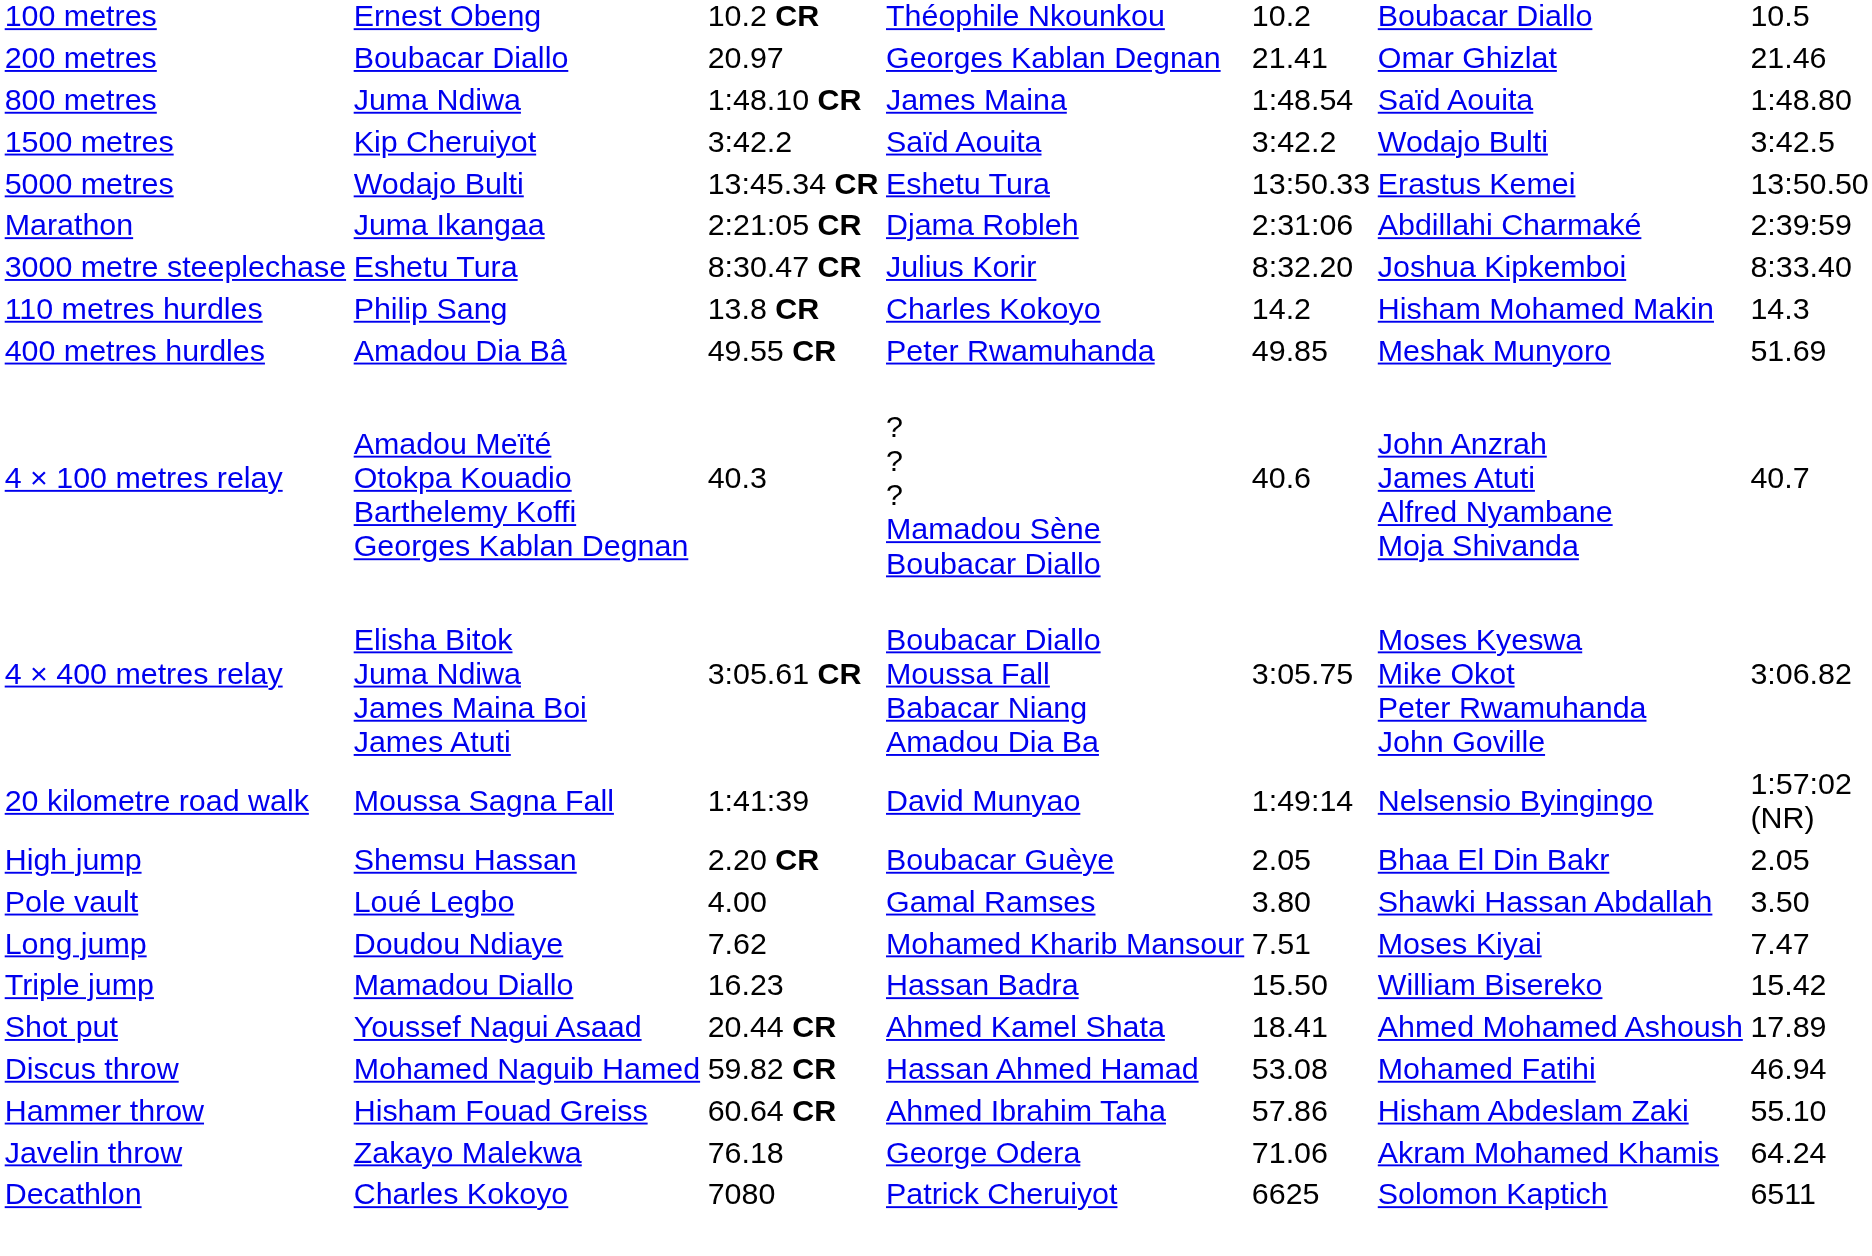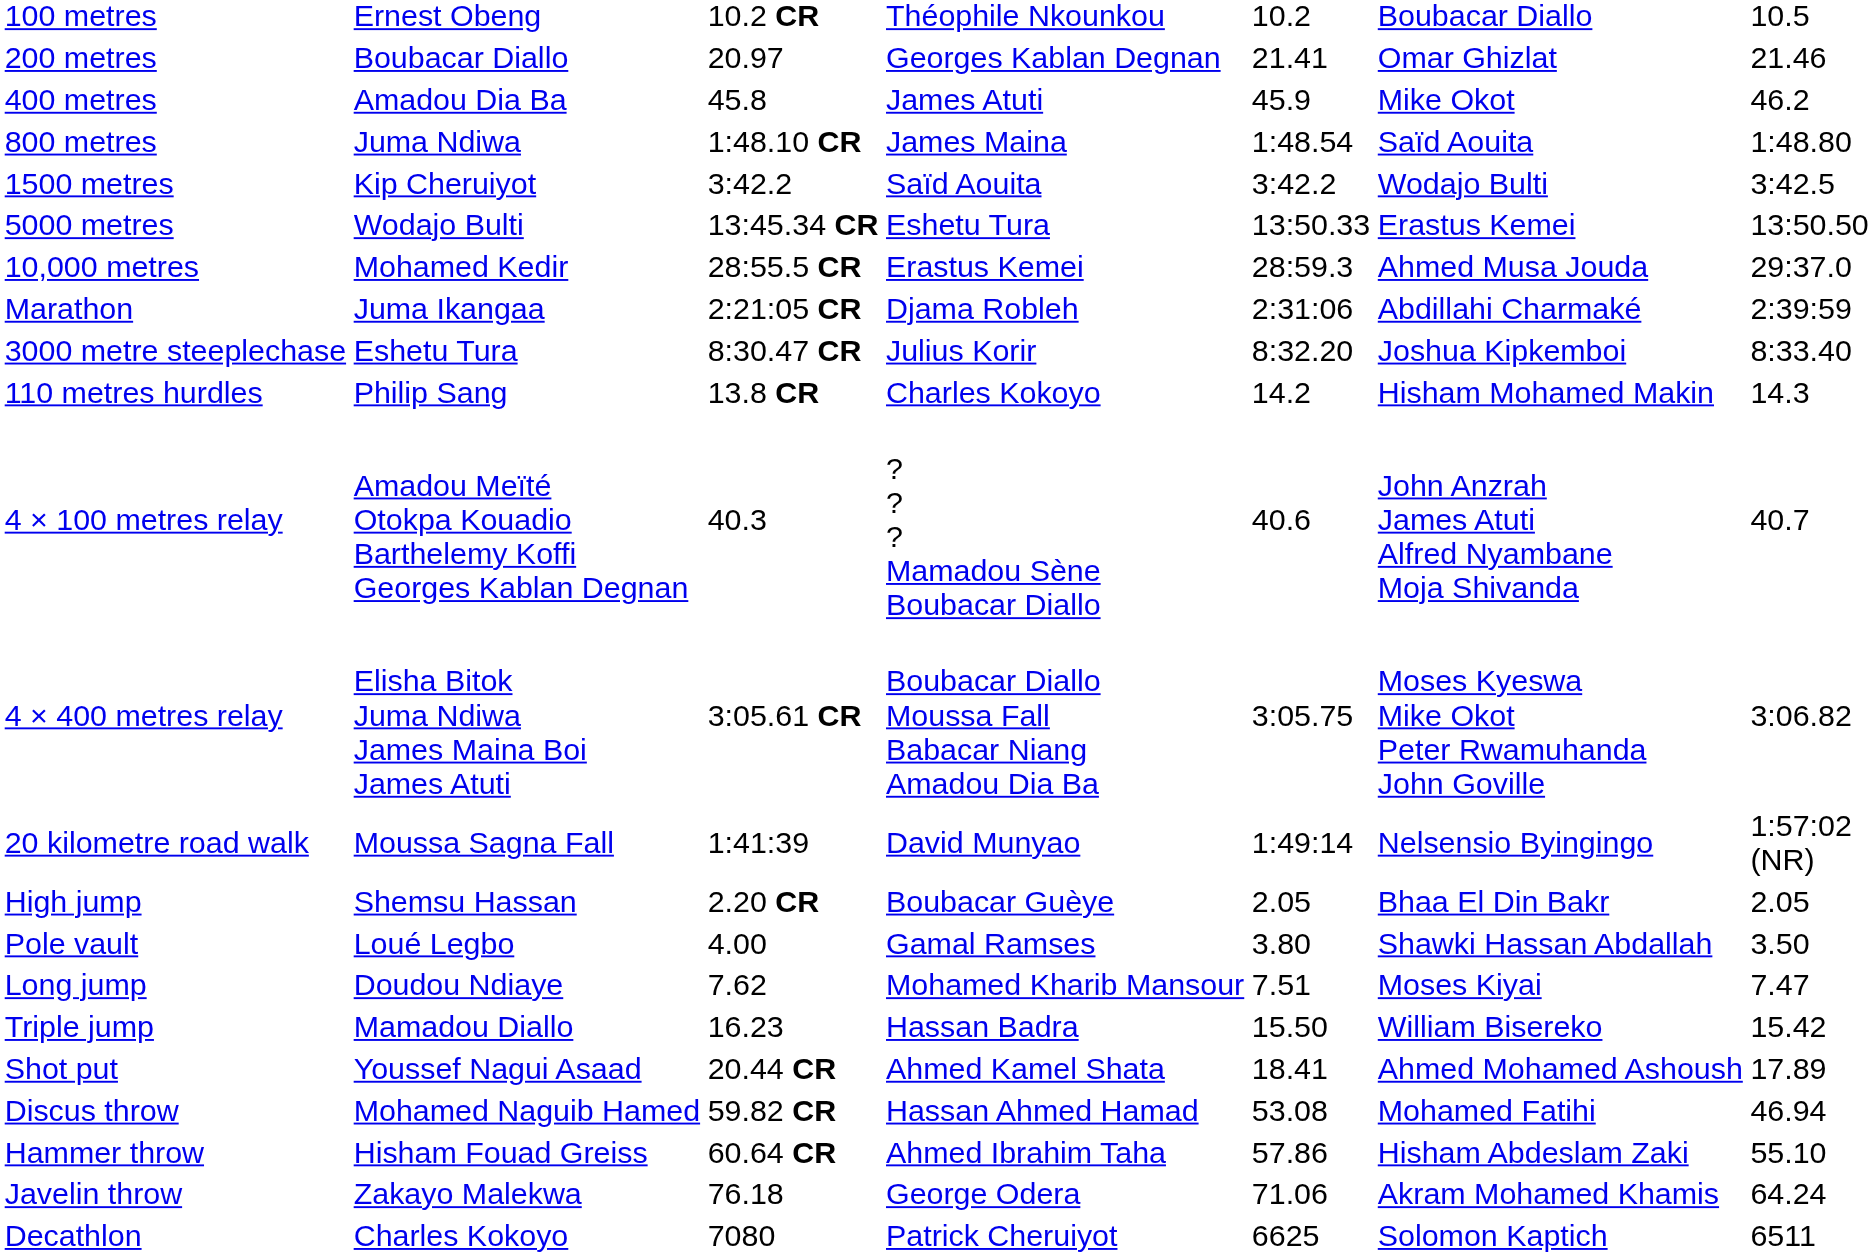+ row: (81, 99)
+ row: (102, 267)
- row: (135, 350)
